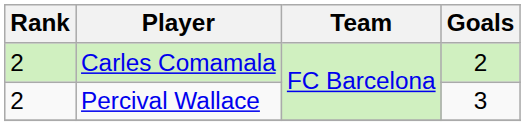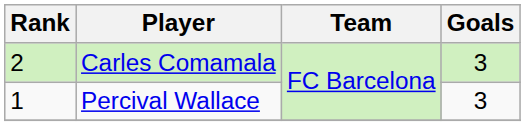(481, 62) 2 -> (481, 62) 3
(17, 100) 2 -> (17, 100) 1
